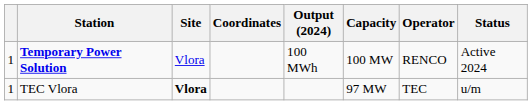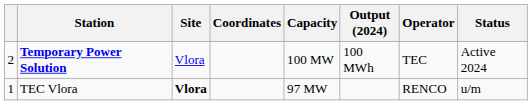columns swapped: (371, 23) <-> (314, 23)
(11, 60) 1 -> (11, 60) 2
(424, 60) RENCO -> (415, 60) TEC
(415, 89) TEC -> (424, 89) RENCO
